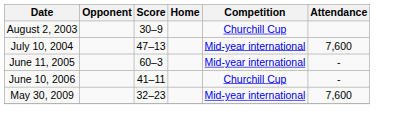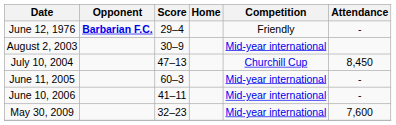+ row: (42, 29)
(255, 29) Churchill Cup -> (276, 46) Mid-year international
(255, 46) Mid-year international -> (276, 63) Churchill Cup
(339, 46) 7,600 -> (360, 63) 8,450
(255, 79) Churchill Cup -> (276, 96) Mid-year international
